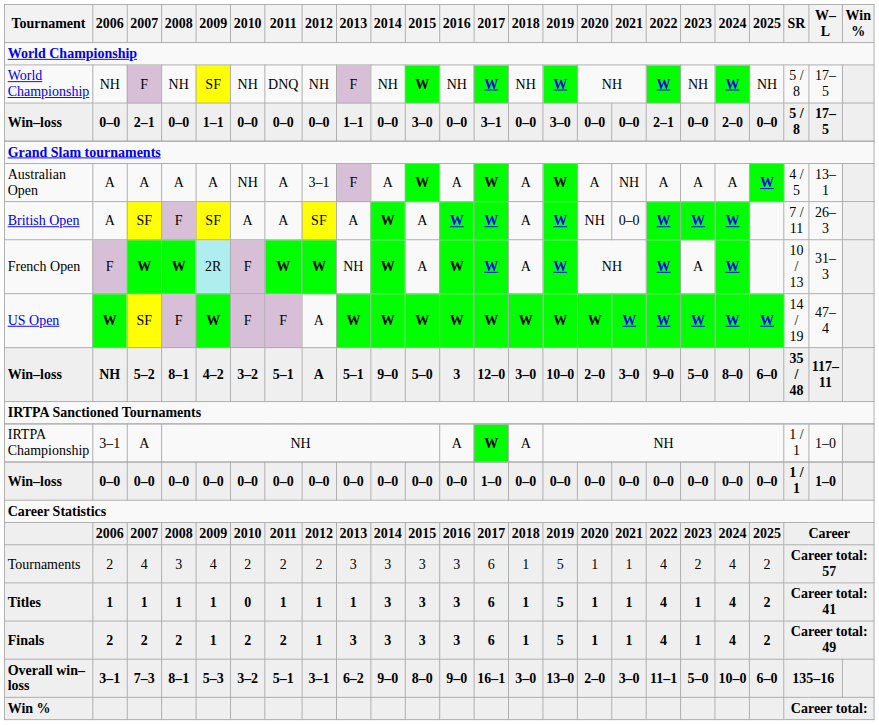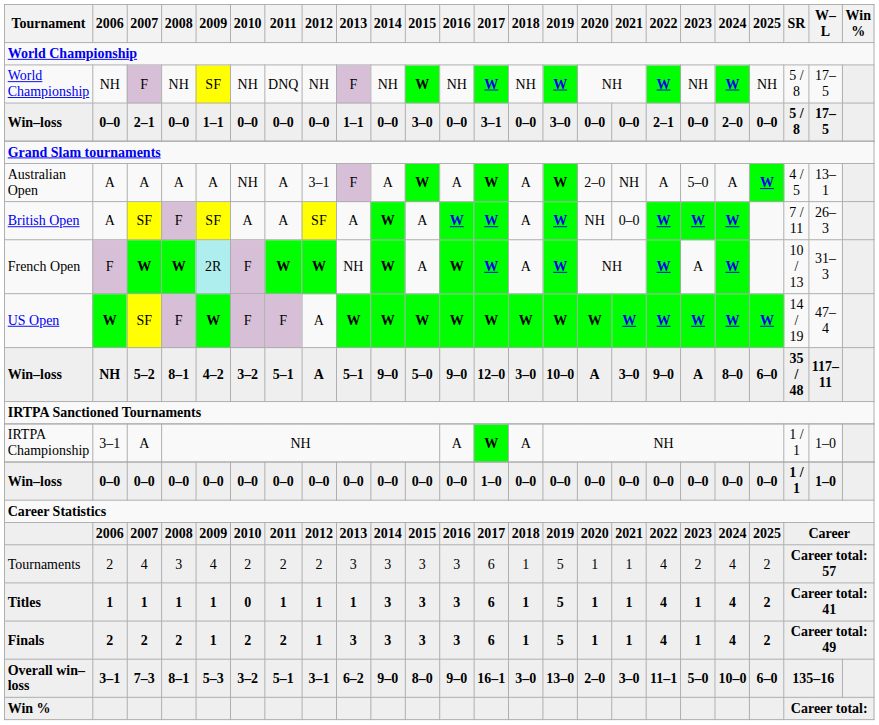(595, 182) A -> (595, 182) 2–0
(698, 182) A -> (698, 182) 5–0
(457, 374) 3 -> (457, 374) 9–0
(595, 374) 2–0 -> (595, 374) A
(698, 374) 5–0 -> (698, 374) A
